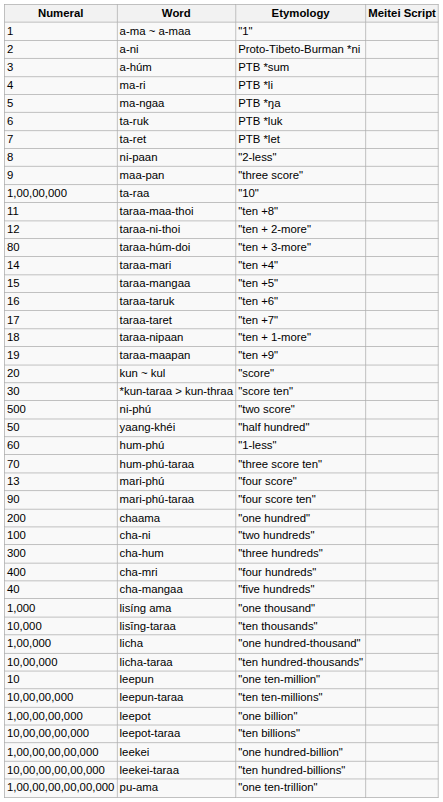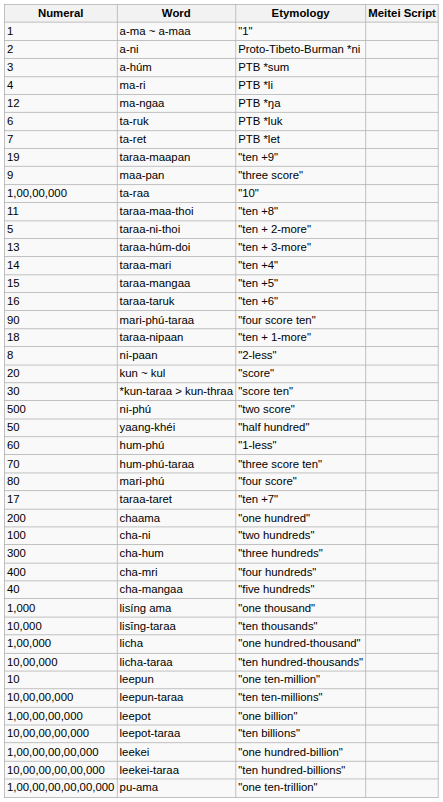(10, 103) 5 -> (13, 103) 12
rows swapped: (139, 157) <-> (155, 355)
(13, 229) 12 -> (10, 229) 5
(13, 247) 80 -> (13, 247) 13
rows swapped: (146, 319) <-> (157, 499)
(13, 481) 13 -> (13, 481) 80
